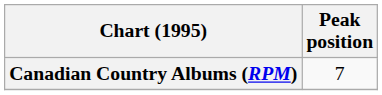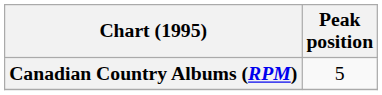(340, 73) 7 -> (340, 73) 5
